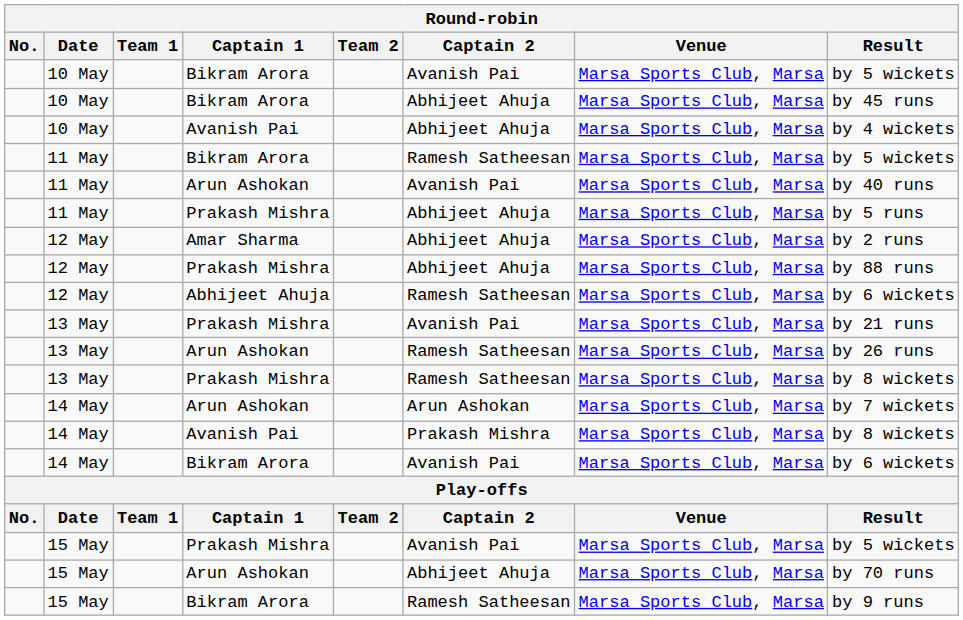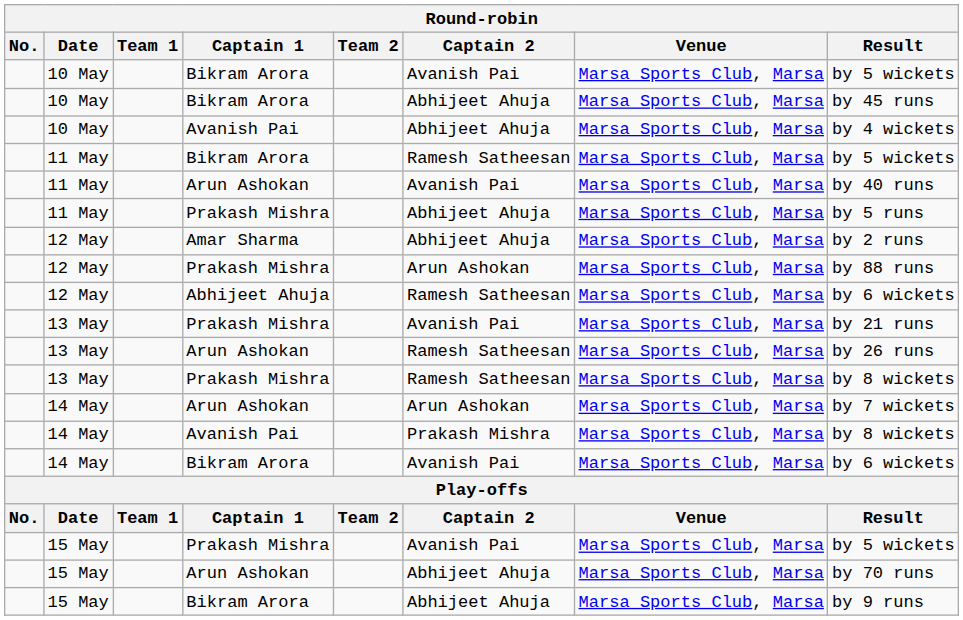(478, 268) Abhijeet Ahuja -> (468, 268) Arun Ashokan
(489, 601) Ramesh Satheesan -> (478, 601) Abhijeet Ahuja
